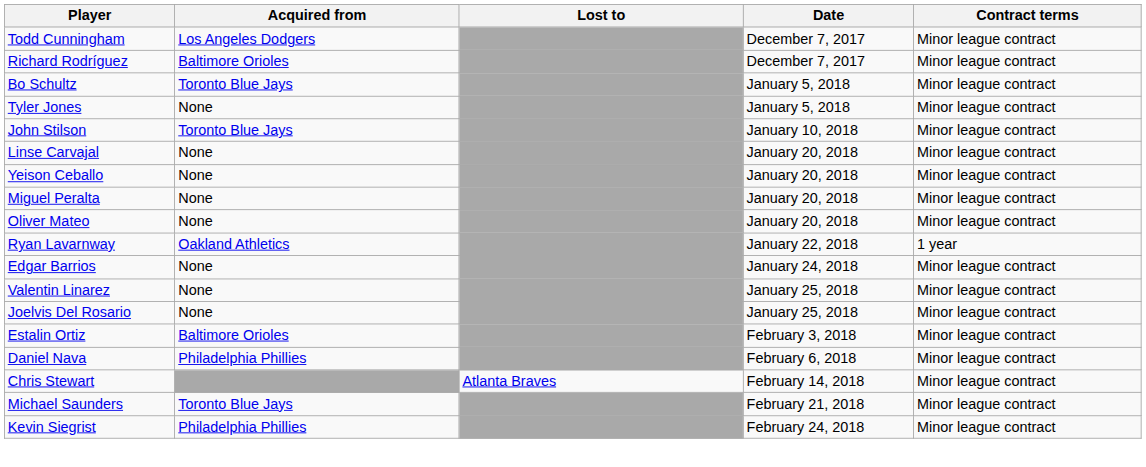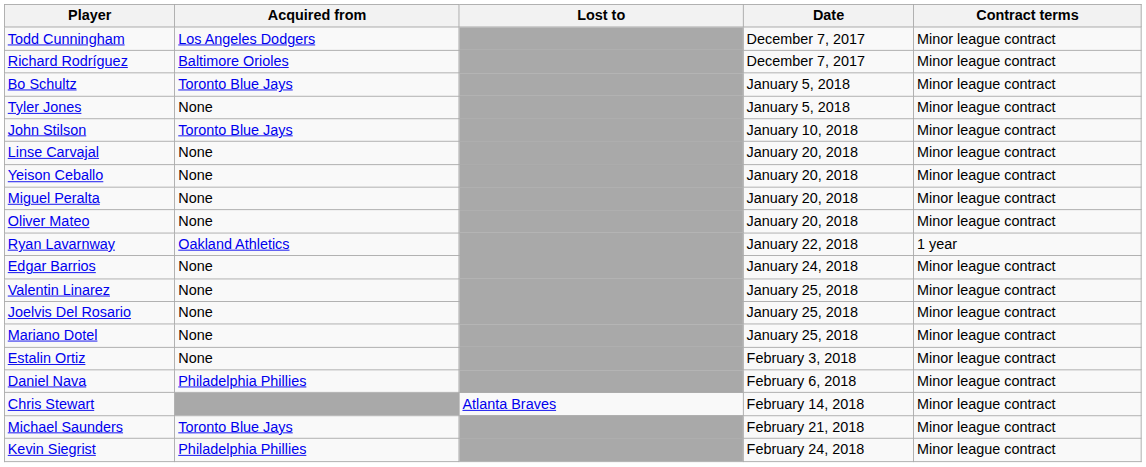+ row: (53, 335)
(233, 335) Baltimore Orioles -> (195, 358) None
